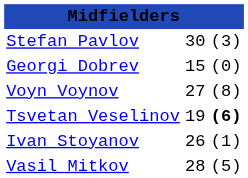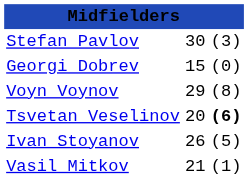(195, 91) 27 -> (195, 91) 29
(195, 116) 19 -> (195, 116) 20
(226, 140) (1) -> (226, 140) (5)
(195, 165) 28 -> (195, 165) 21
(226, 165) (5) -> (226, 165) (1)
